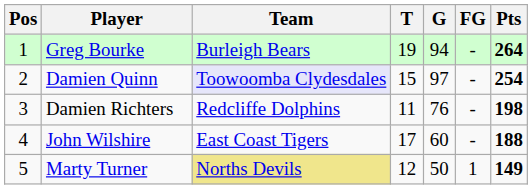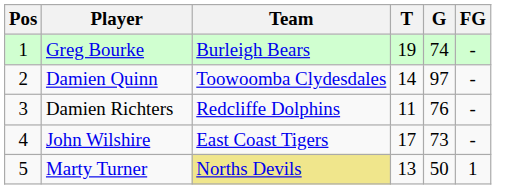- column: (509, 19)
(439, 49) 94 -> (439, 49) 74
(291, 79) lavender background -> (291, 79) no background
(407, 79) 15 -> (407, 79) 14
(439, 139) 60 -> (439, 139) 73
(407, 169) 12 -> (407, 169) 13
